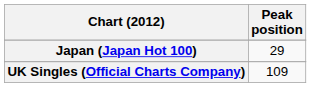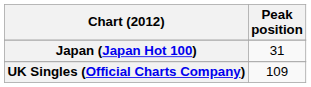(277, 51) 29 -> (277, 51) 31
